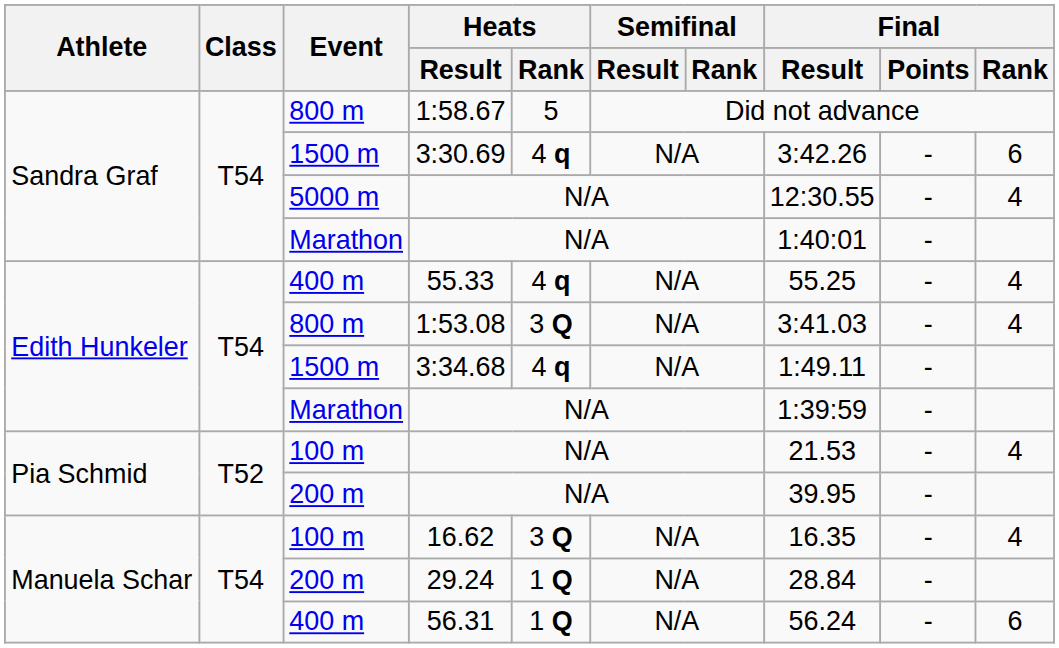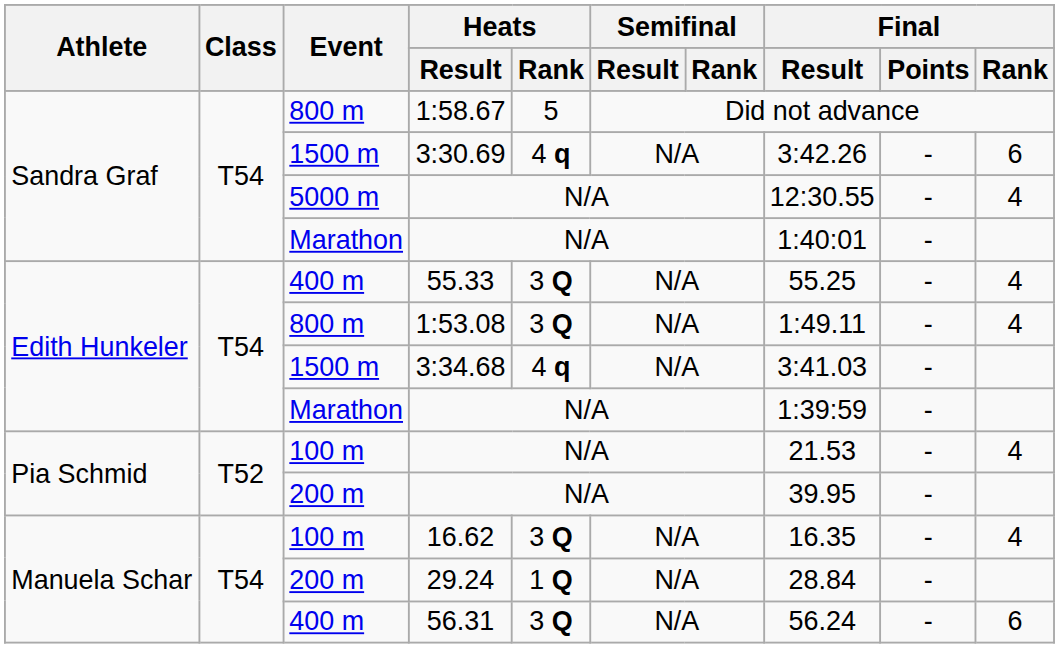(551, 282) 4 q -> (551, 282) 3 Q
(822, 324) 3:41.03 -> (822, 324) 1:49.11
(822, 367) 1:49.11 -> (822, 367) 3:41.03
(551, 622) 1 Q -> (551, 622) 3 Q
